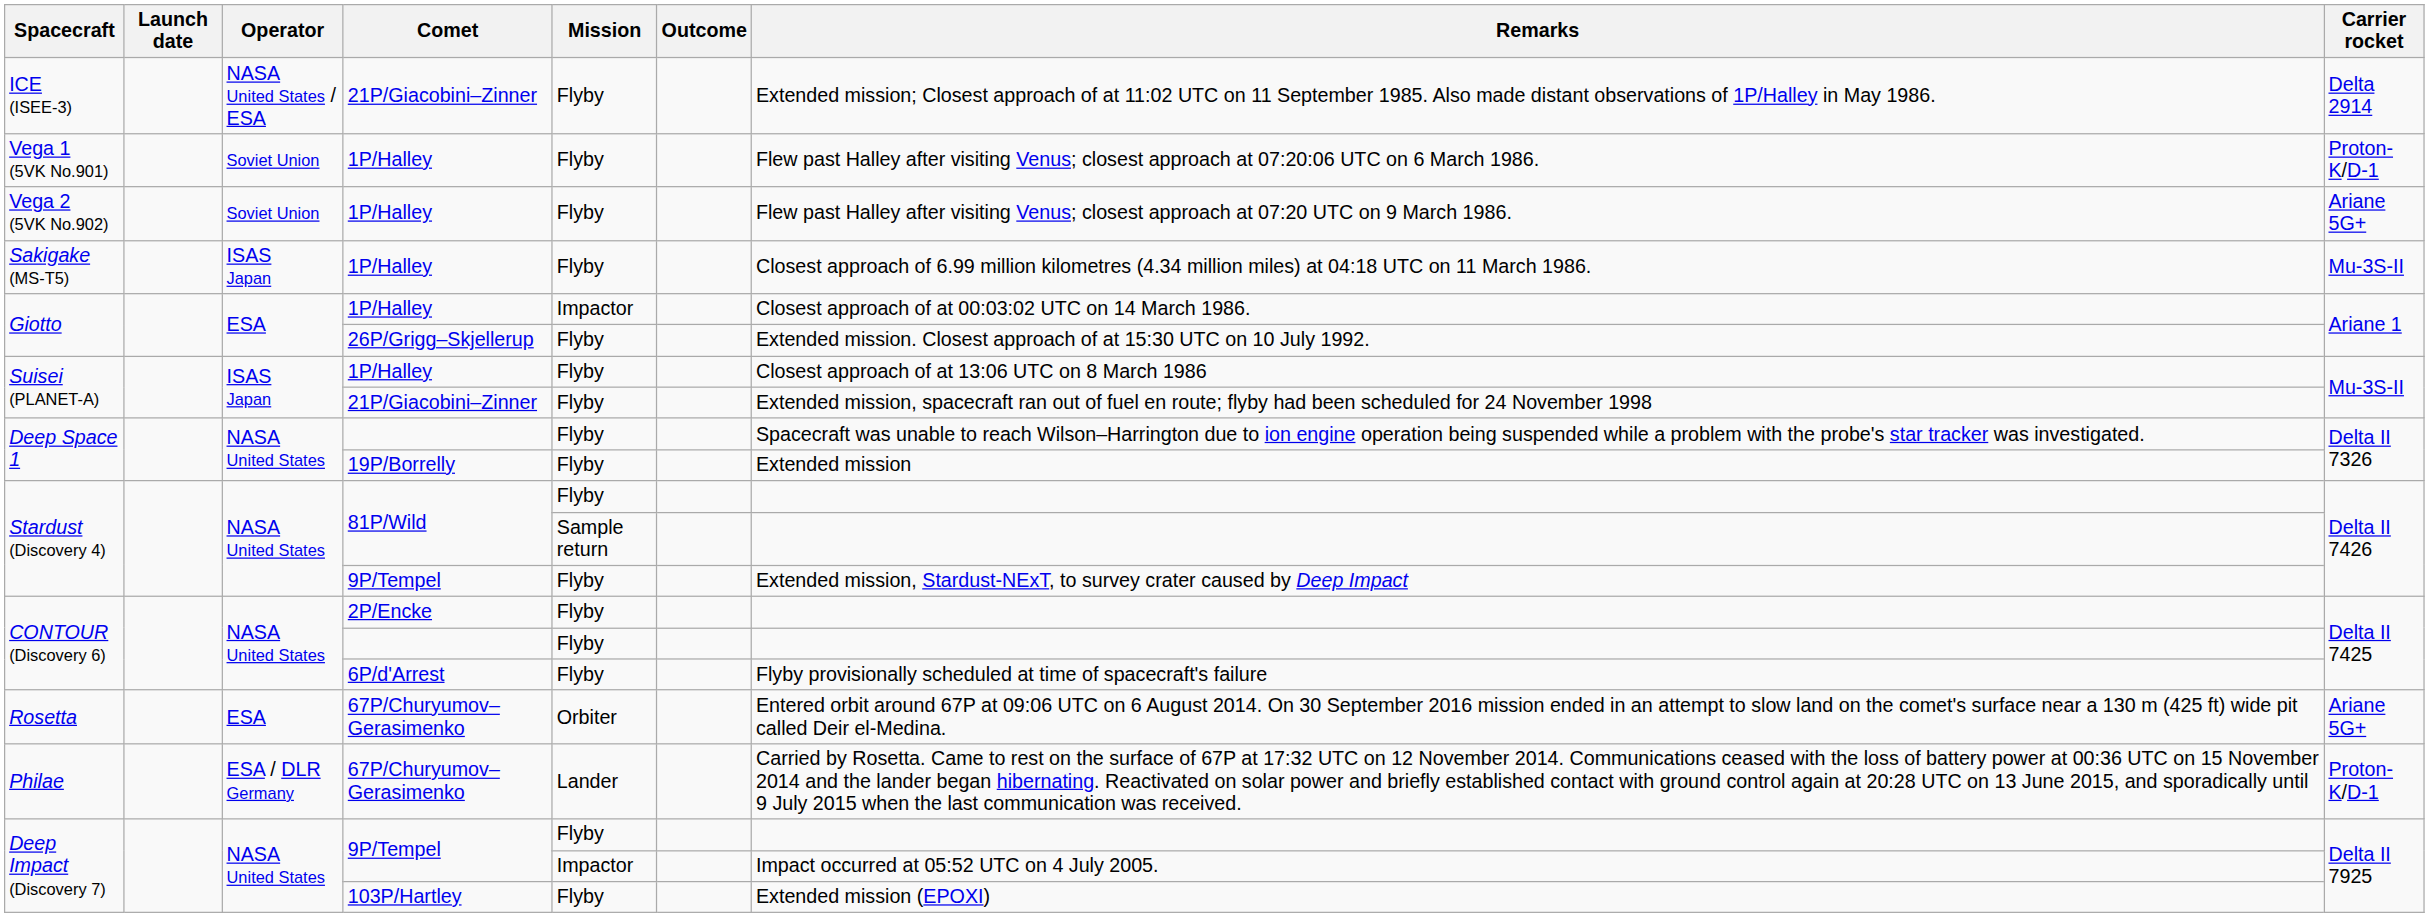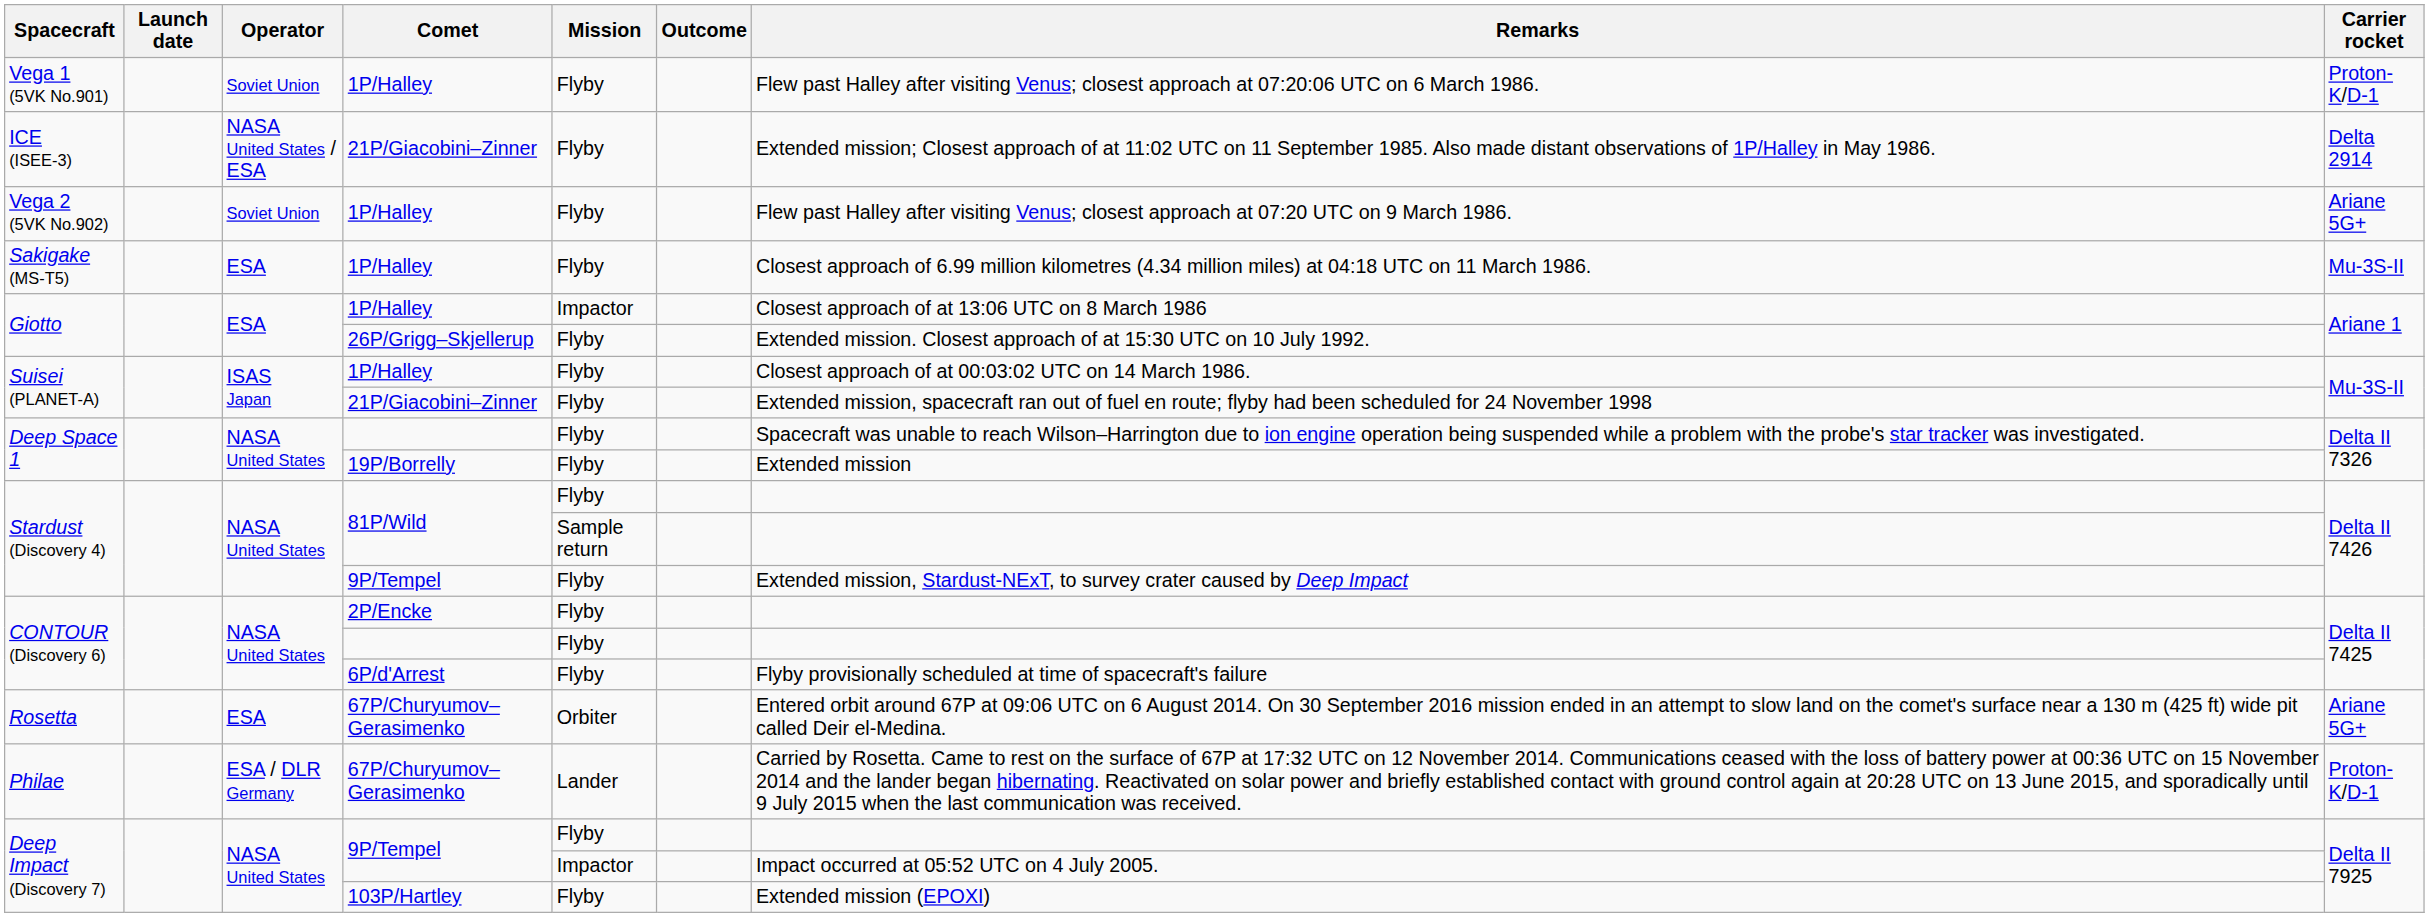rows swapped: (41, 95) <-> (59, 160)
(249, 266) ISAS Japan -> (246, 266) ESA
(1003, 309) Closest approach of at 00:03:02 UTC on 14 March 1986. -> (981, 309) Closest approach of at 13:06 UTC on 8 March 1986
(981, 371) Closest approach of at 13:06 UTC on 8 March 1986 -> (1003, 371) Closest approach of at 00:03:02 UTC on 14 March 1986.
